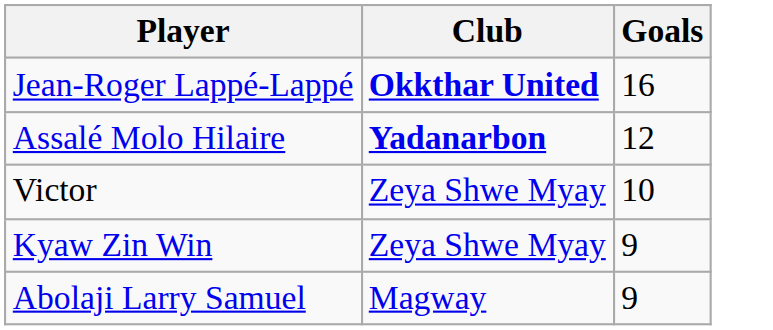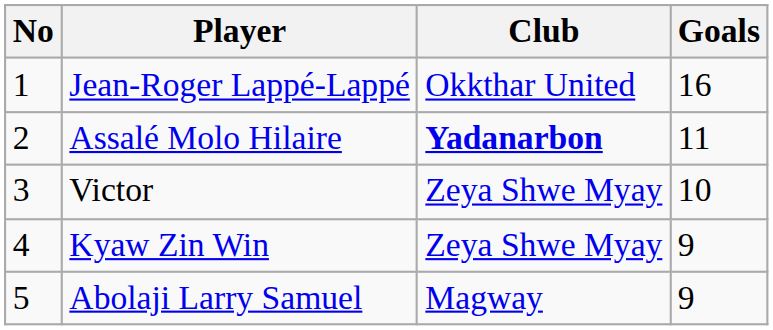+ column: (33, 31)
(484, 84) bold -> (530, 84) normal
(638, 137) 12 -> (694, 137) 11
